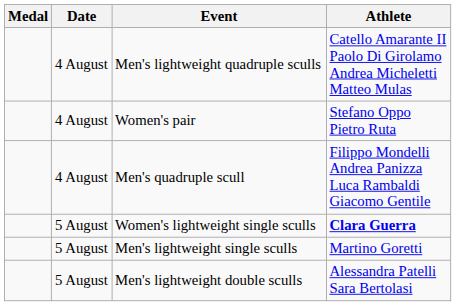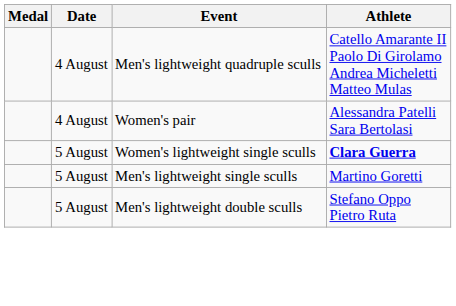(370, 120) Stefano Oppo Pietro Ruta -> (383, 120) Alessandra Patelli Sara Bertolasi
- row: (180, 177)
(383, 280) Alessandra Patelli Sara Bertolasi -> (370, 207) Stefano Oppo Pietro Ruta
